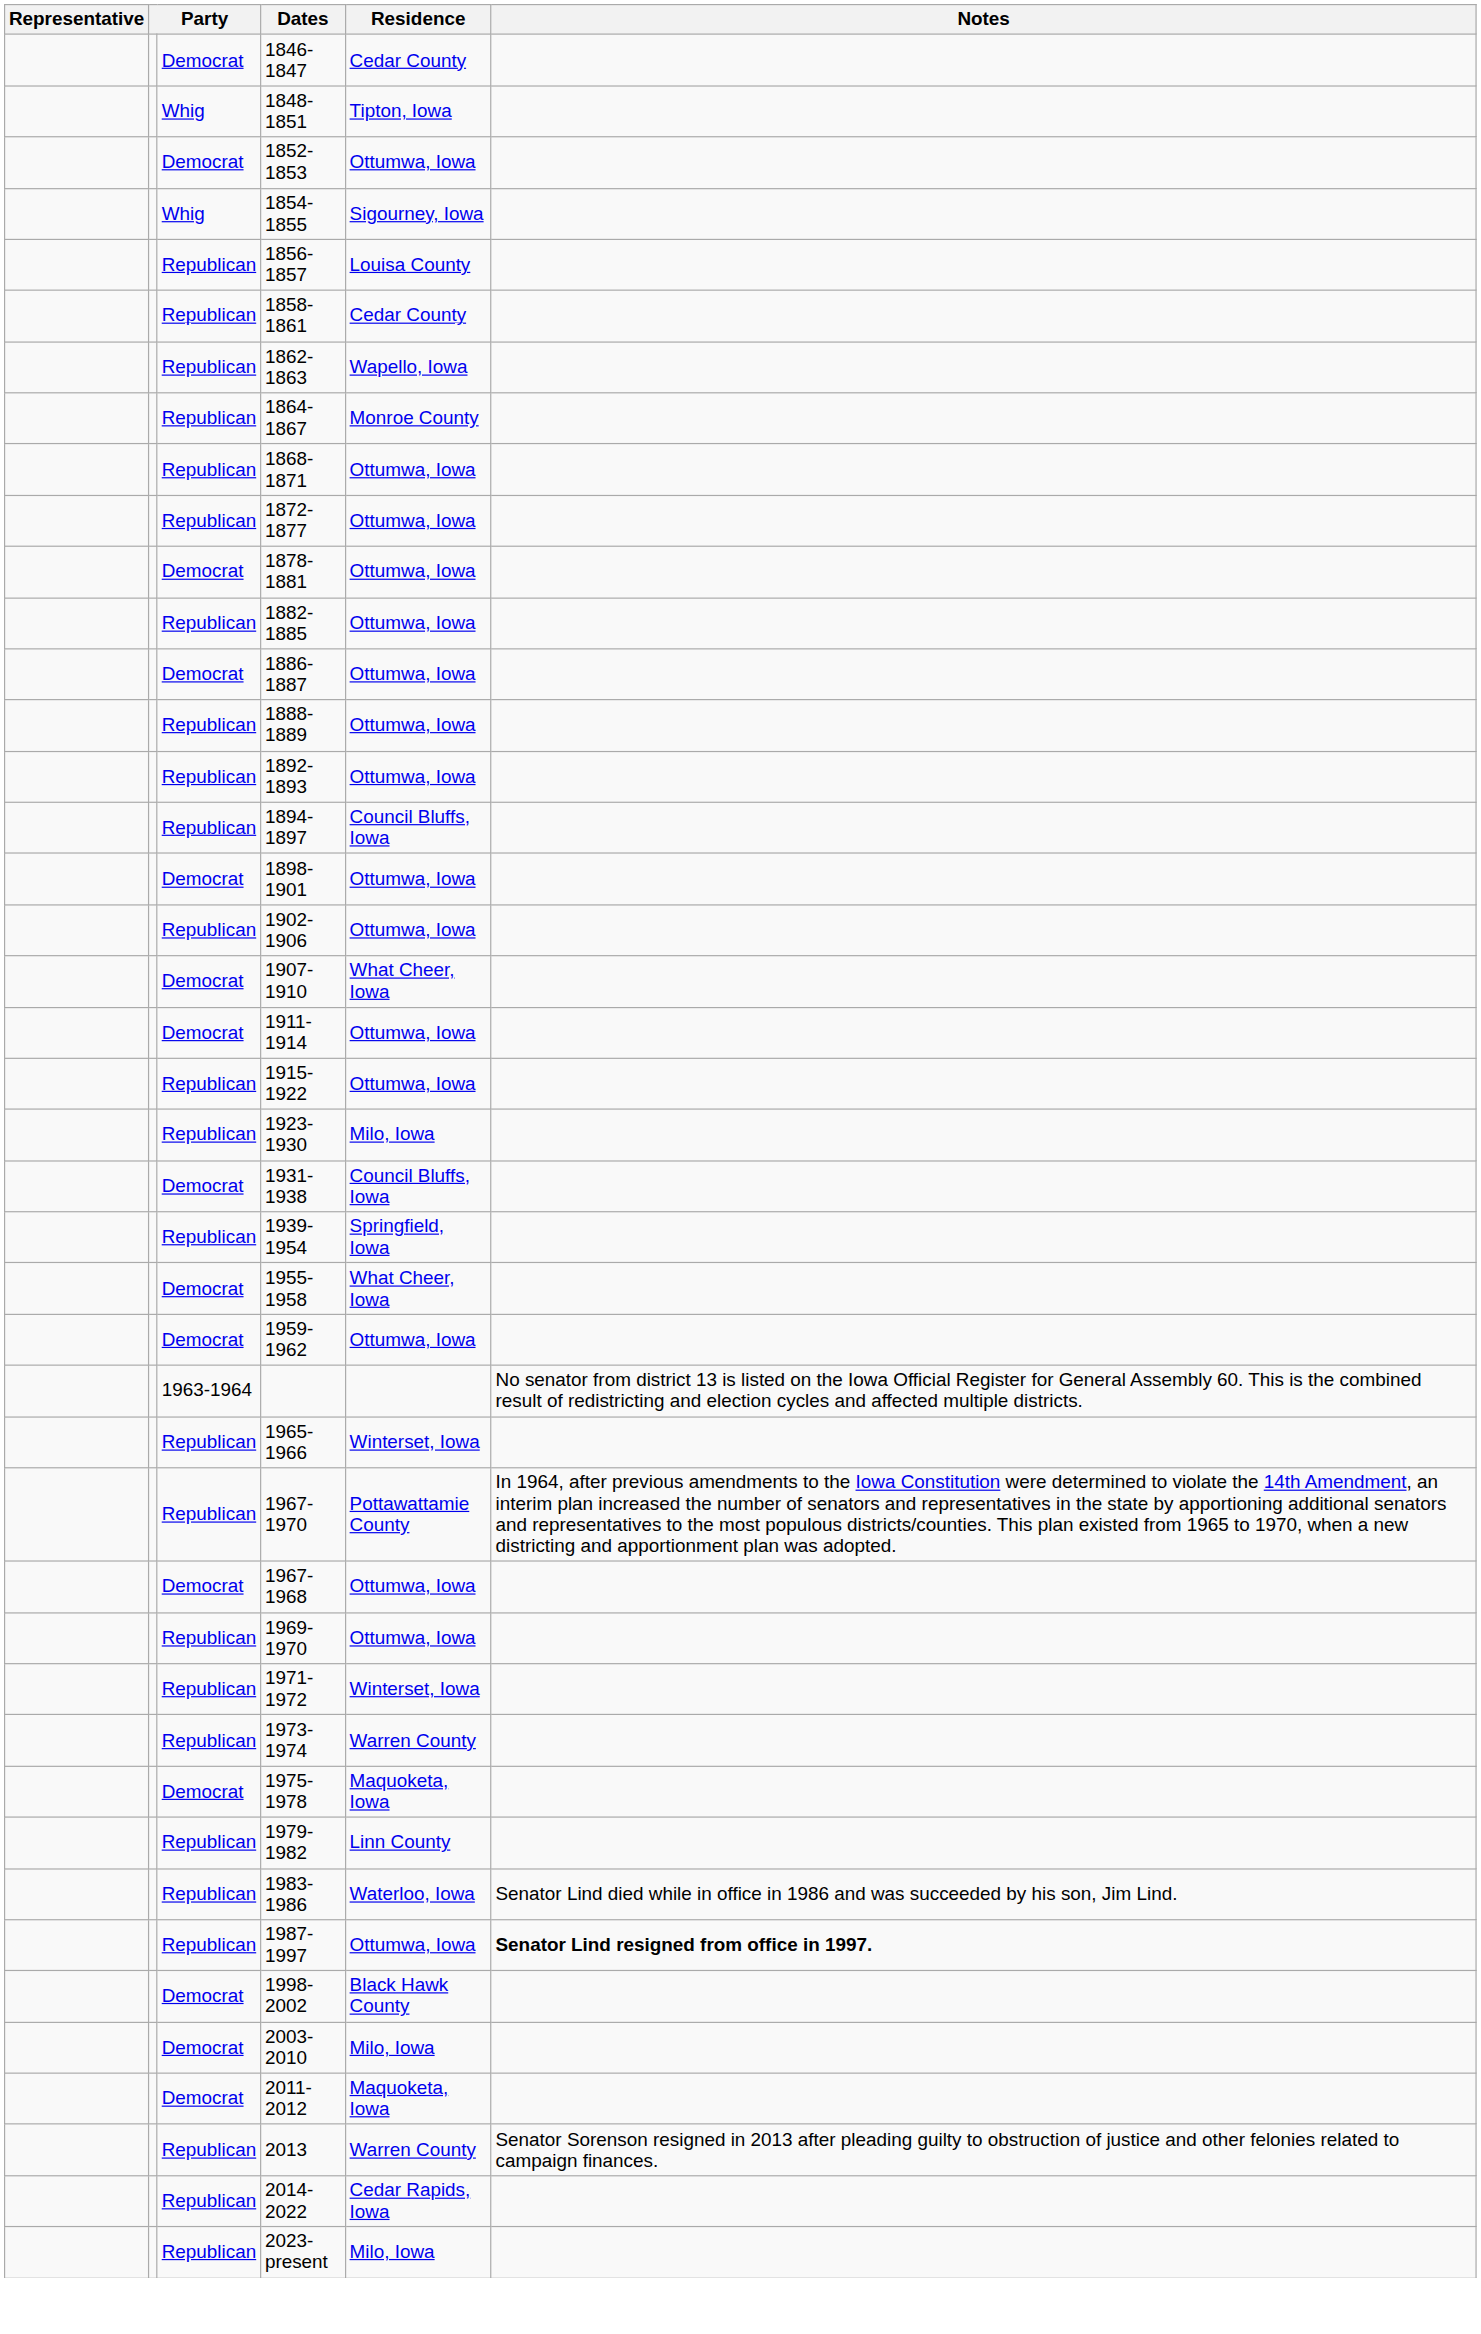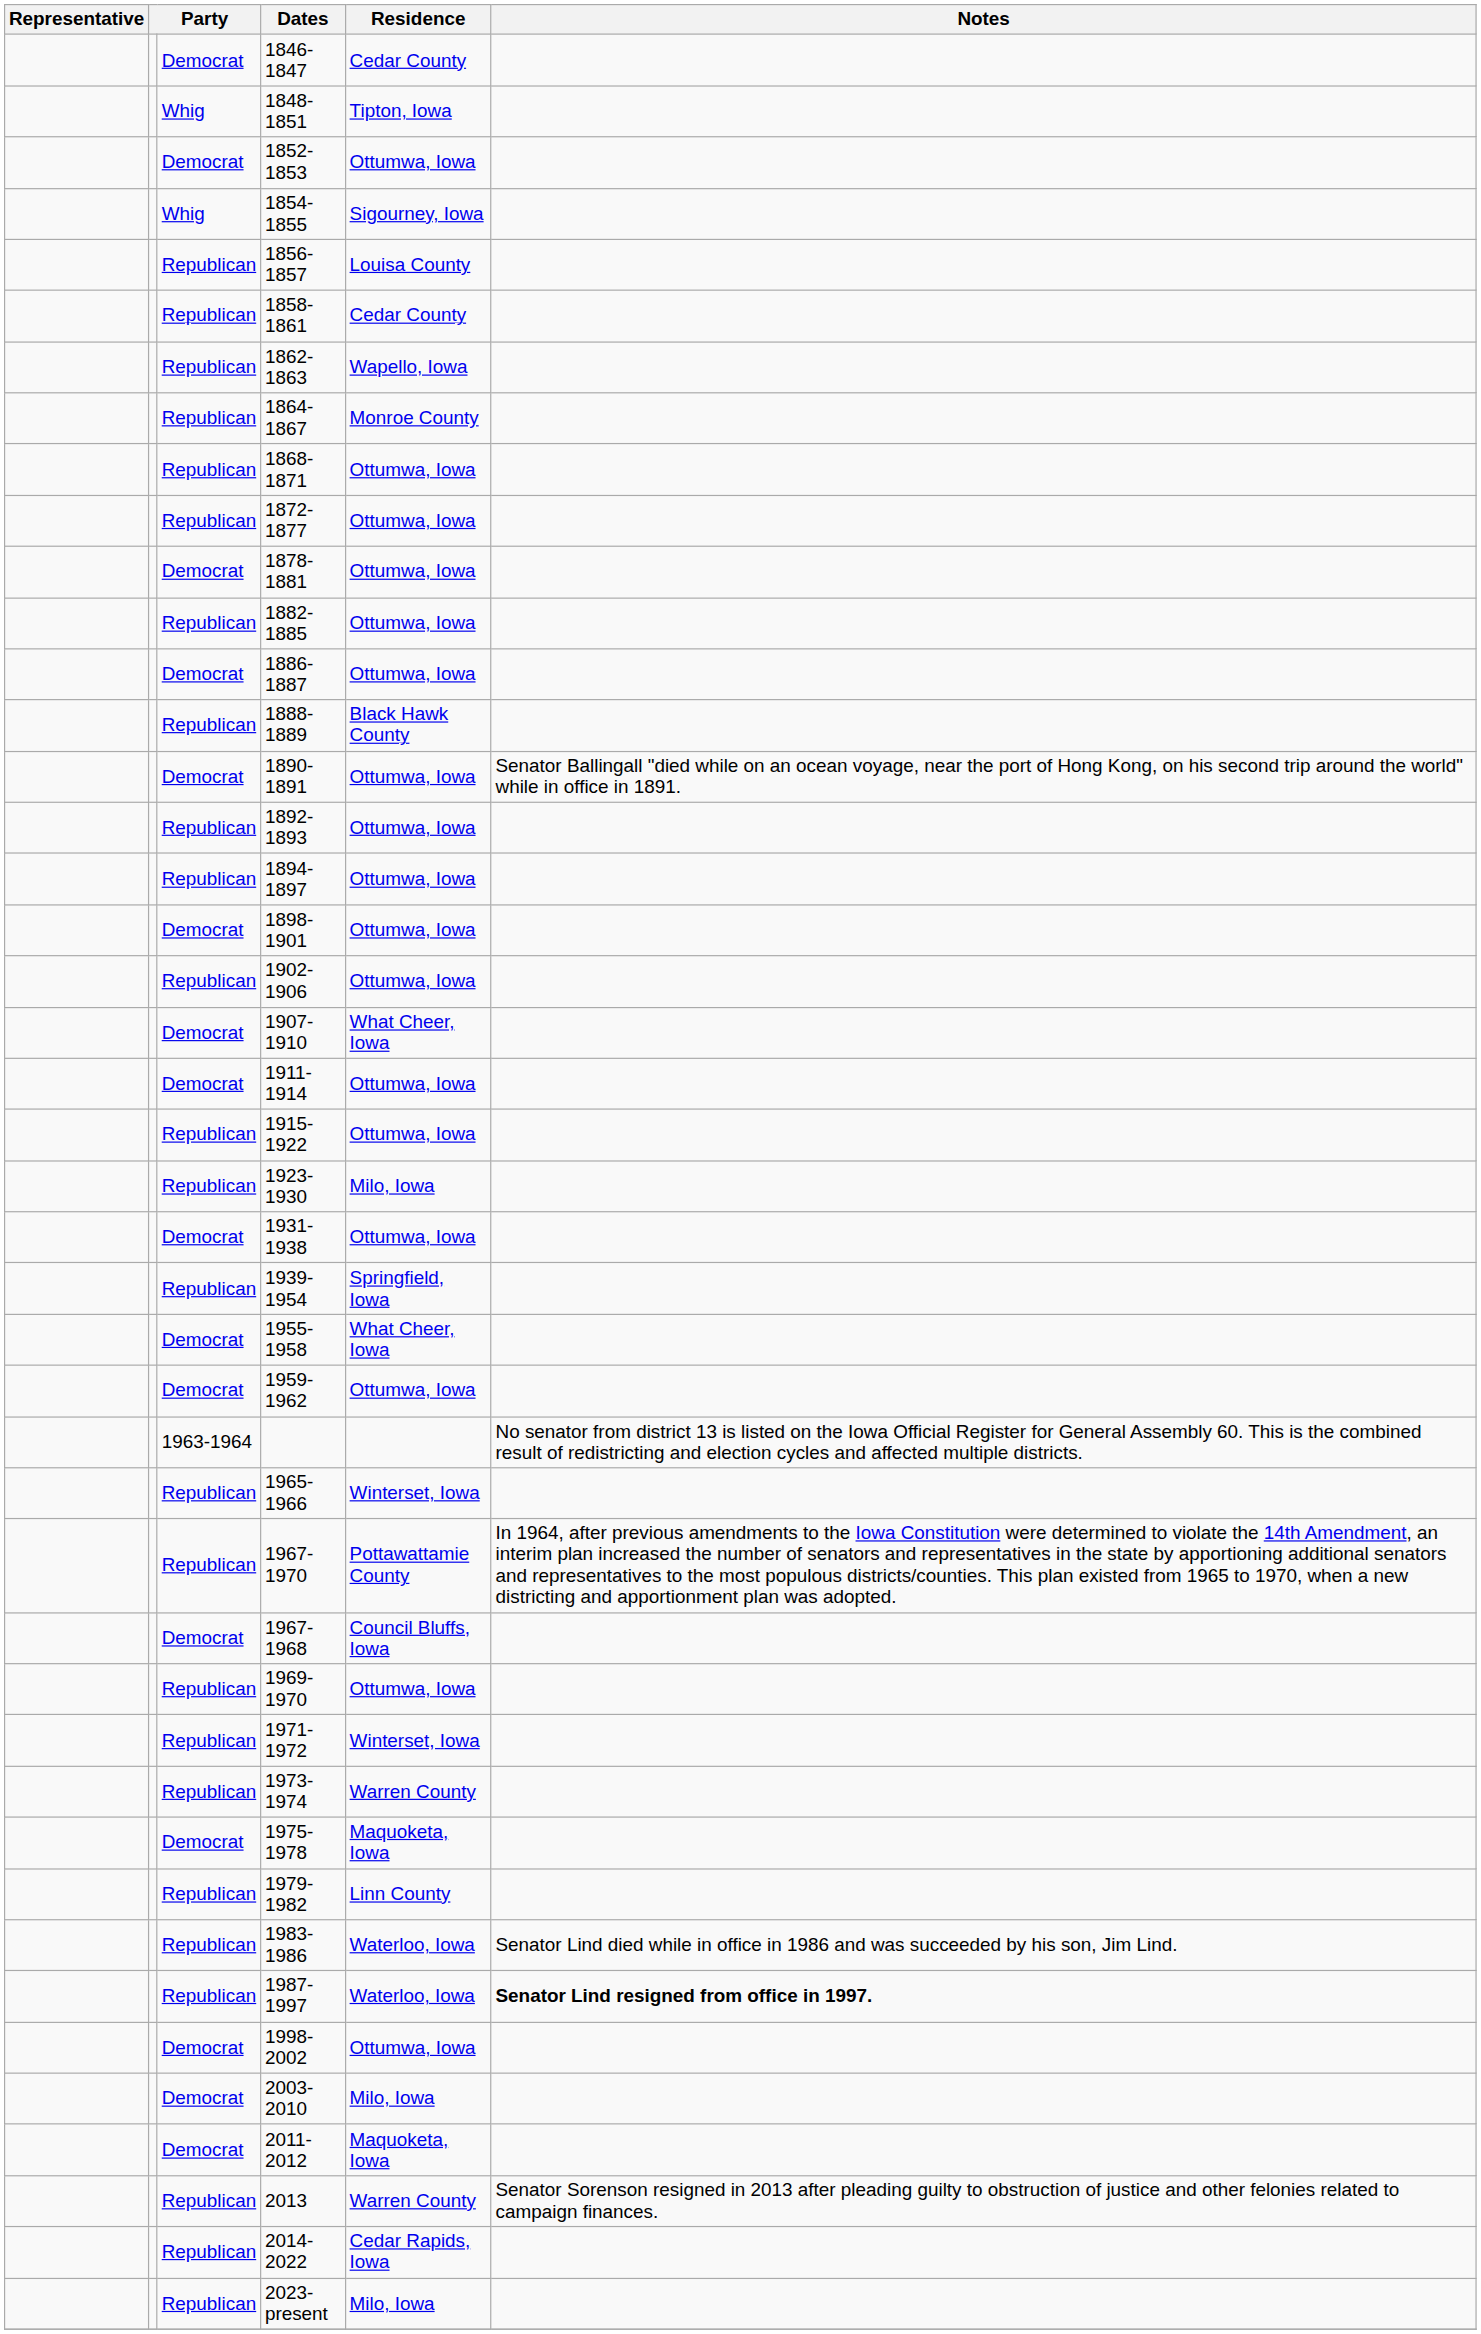(413, 725) Ottumwa, Iowa -> (399, 725) Black Hawk County
+ row: (203, 776)
(410, 827) Council Bluffs, Iowa -> (413, 878) Ottumwa, Iowa
(410, 1186) Council Bluffs, Iowa -> (413, 1237) Ottumwa, Iowa
(413, 1586) Ottumwa, Iowa -> (410, 1637) Council Bluffs, Iowa
(413, 1945) Ottumwa, Iowa -> (412, 1996) Waterloo, Iowa
(399, 1996) Black Hawk County -> (413, 2047) Ottumwa, Iowa
